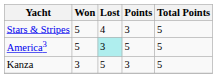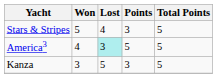(77, 47) 5 -> (77, 47) 4
